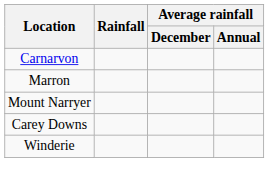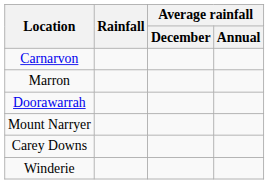+ row: (49, 102)
